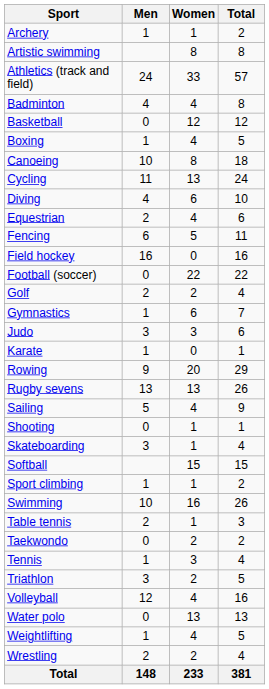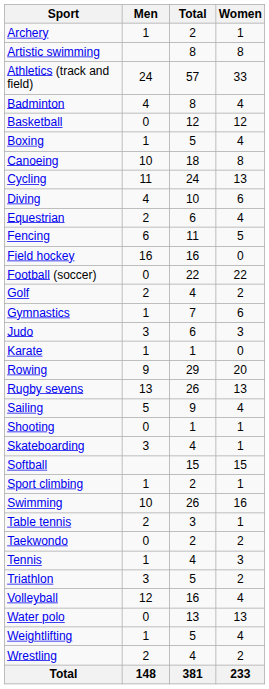columns swapped: (194, 14) <-> (241, 14)
